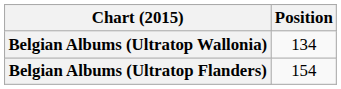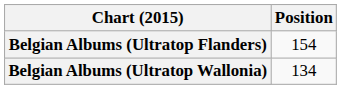rows swapped: (138, 71) <-> (138, 44)
